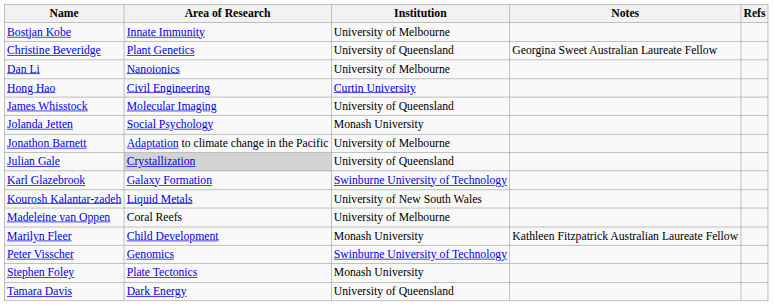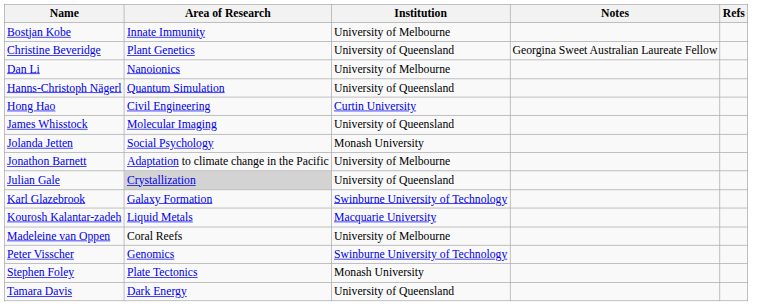+ row: (64, 87)
(408, 198) University of New South Wales -> (385, 217) Macquarie University
- row: (39, 236)
